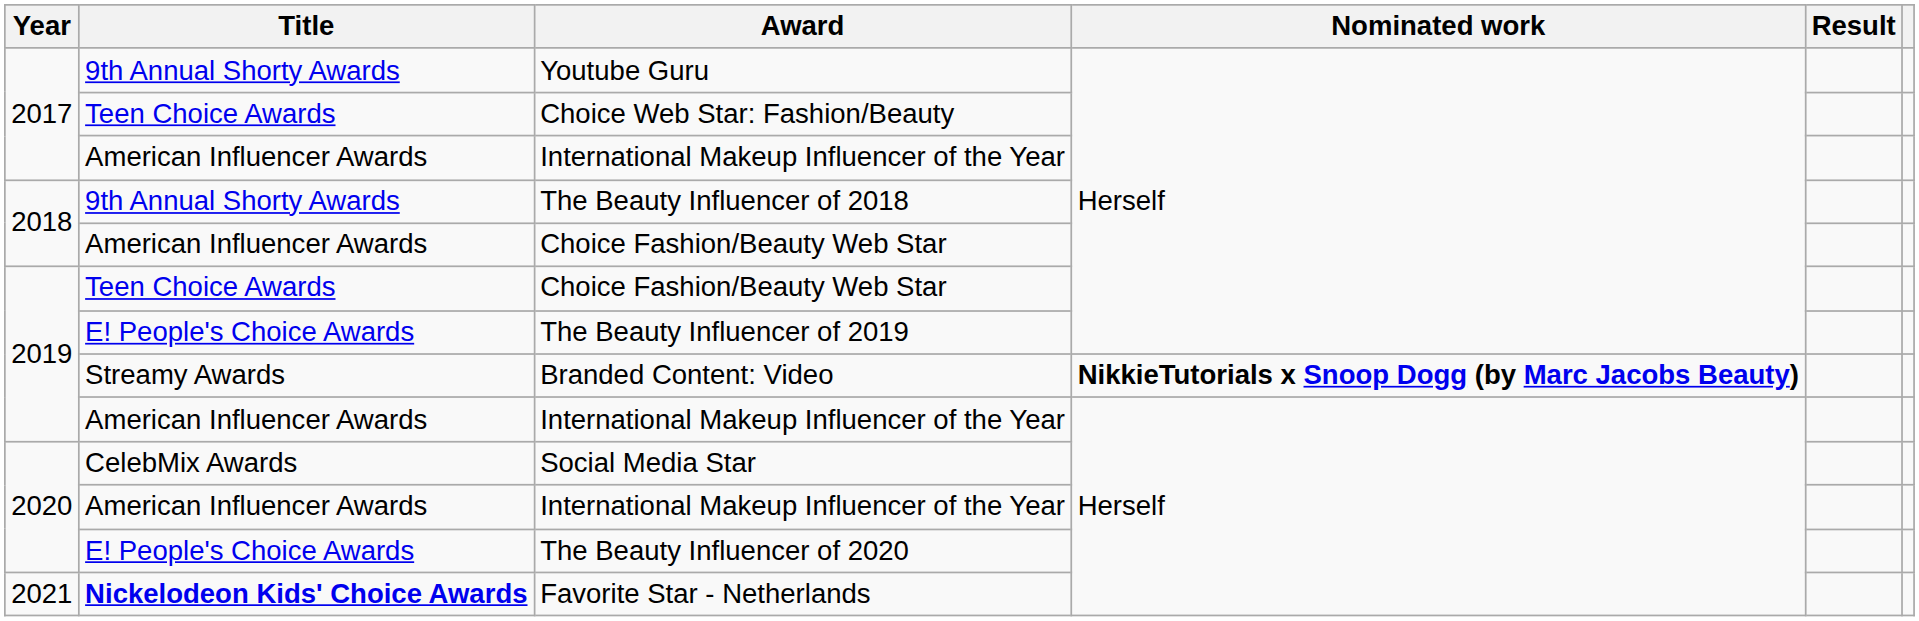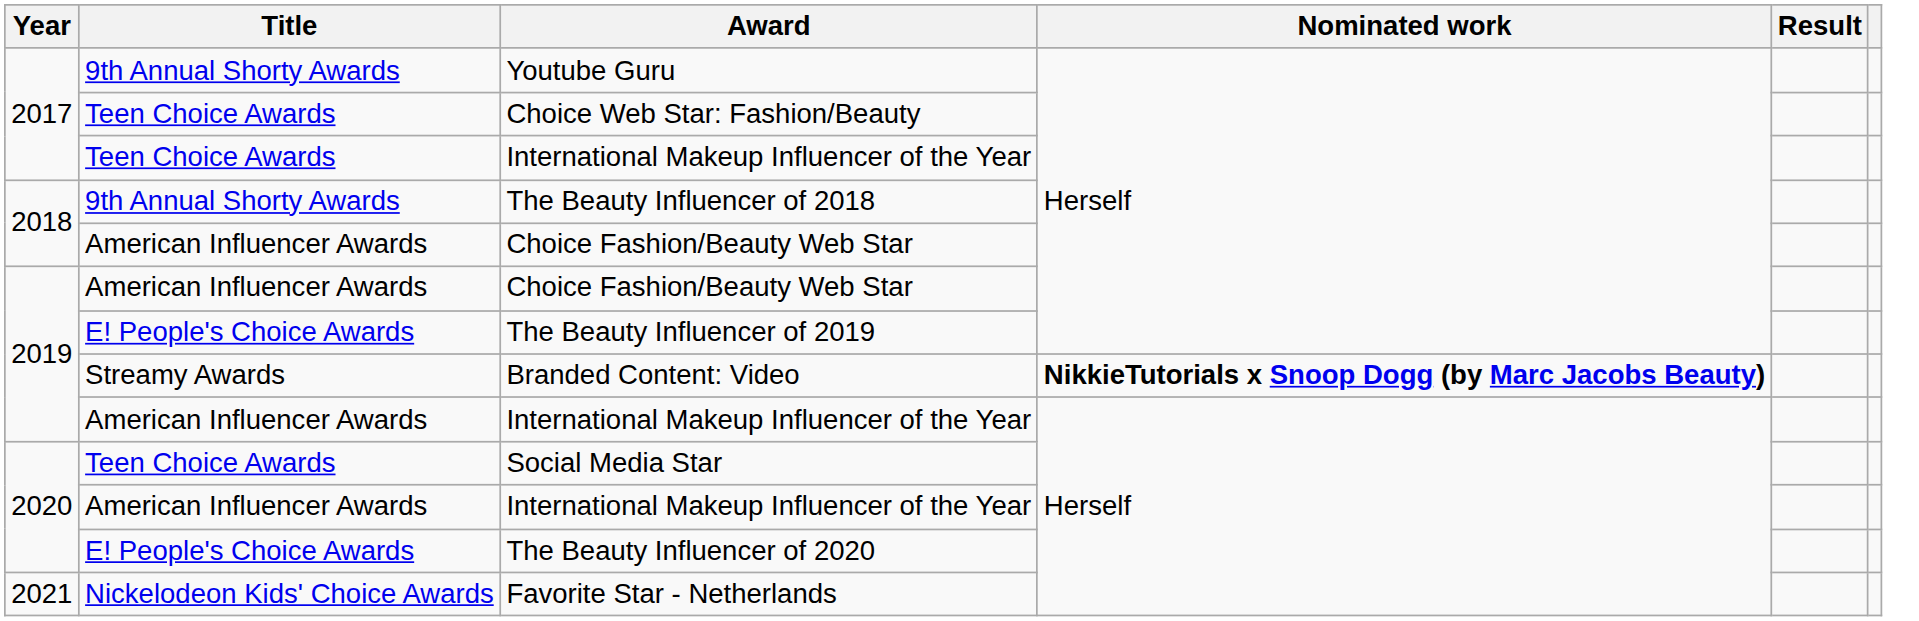(256, 157) American Influencer Awards -> (210, 157) Teen Choice Awards
(210, 288) Teen Choice Awards -> (256, 288) American Influencer Awards
(191, 462) CelebMix Awards -> (210, 462) Teen Choice Awards
(306, 593) bold -> (289, 593) normal
